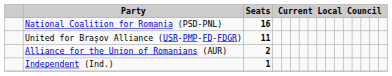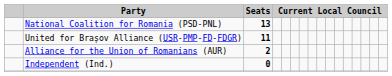(266, 24) 16 -> (266, 24) 13
(268, 64) 1 -> (268, 64) 0
